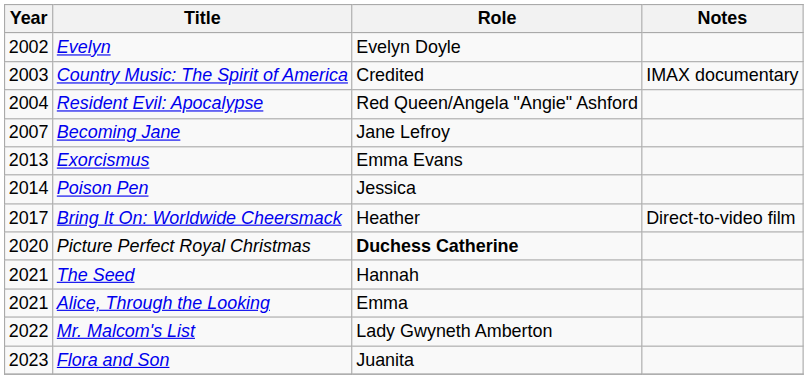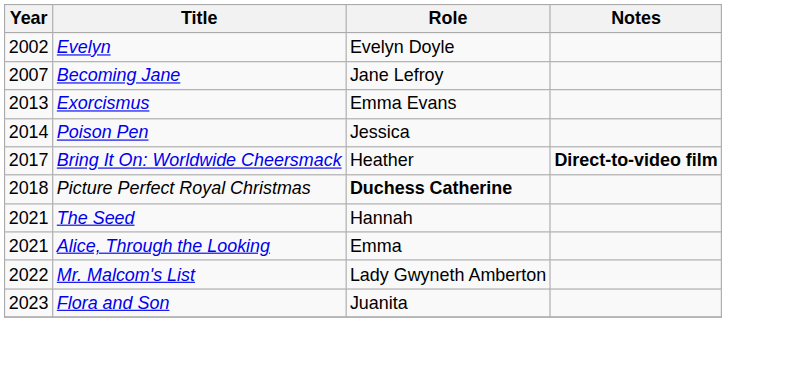- row: (202, 75)
- row: (160, 103)
(721, 217) normal -> (636, 160) bold
(29, 246) 2020 -> (29, 189) 2018
